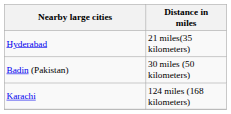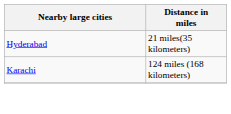- row: (37, 70)
